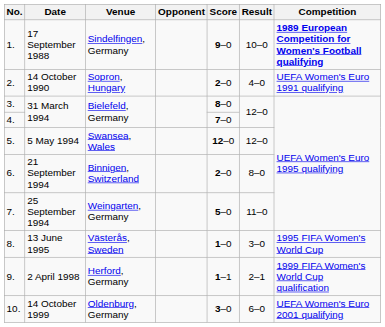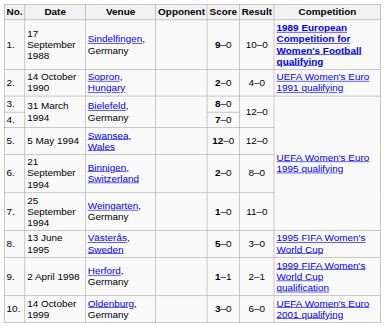(223, 211) 5–0 -> (223, 211) 1–0
(223, 244) 1–0 -> (223, 244) 5–0
